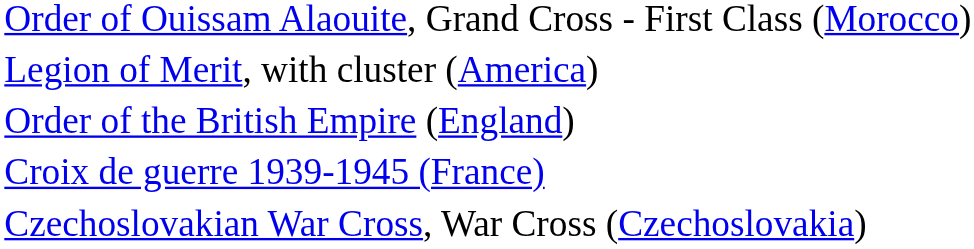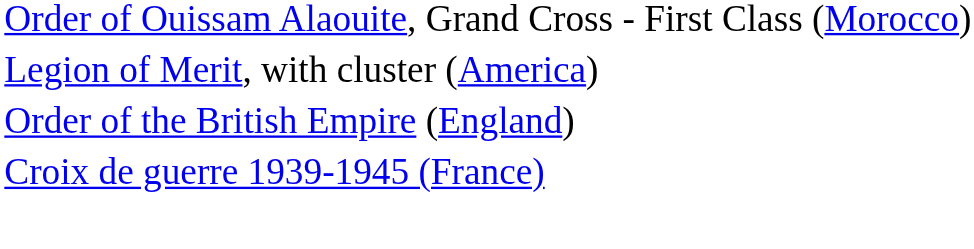- row: (435, 223)
